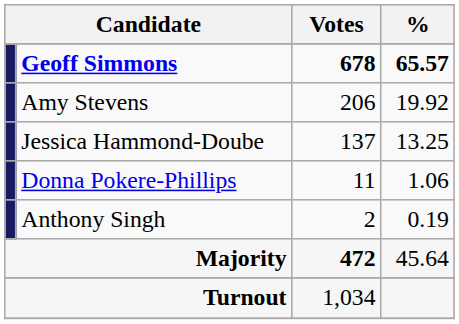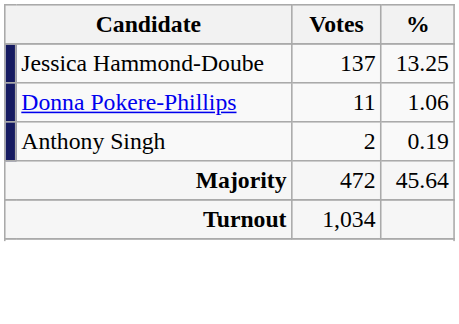- row: (99, 63)
- row: (85, 102)
(358, 258) bold -> (358, 180) normal
